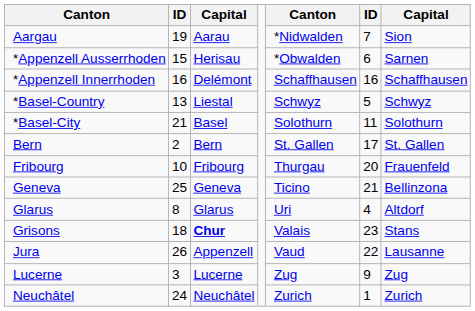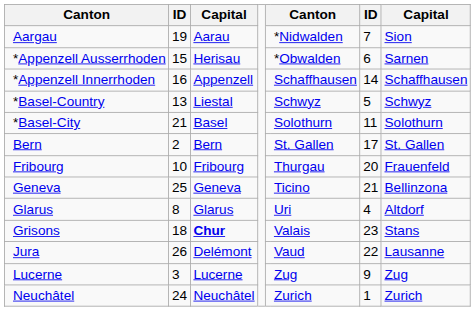(222, 79) Delémont -> (223, 79) Appenzell
(371, 79) 16 -> (371, 79) 14
(223, 252) Appenzell -> (222, 252) Delémont
